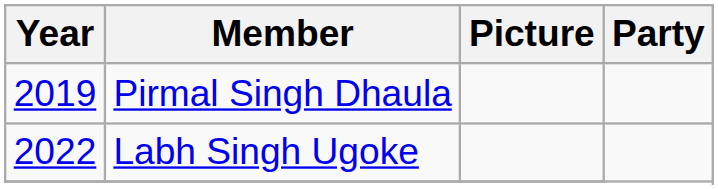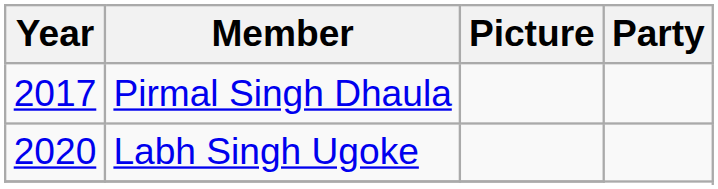(55, 92) 2019 -> (55, 92) 2017
(55, 151) 2022 -> (55, 151) 2020
